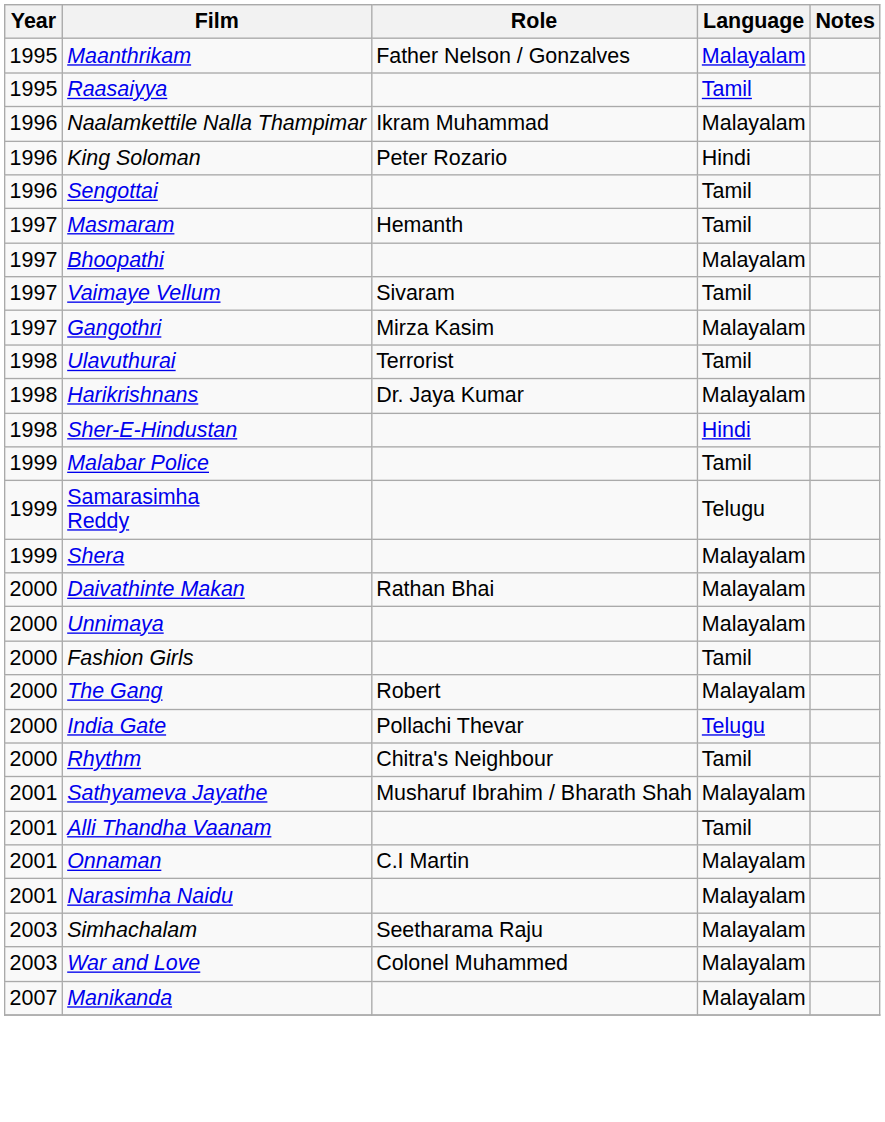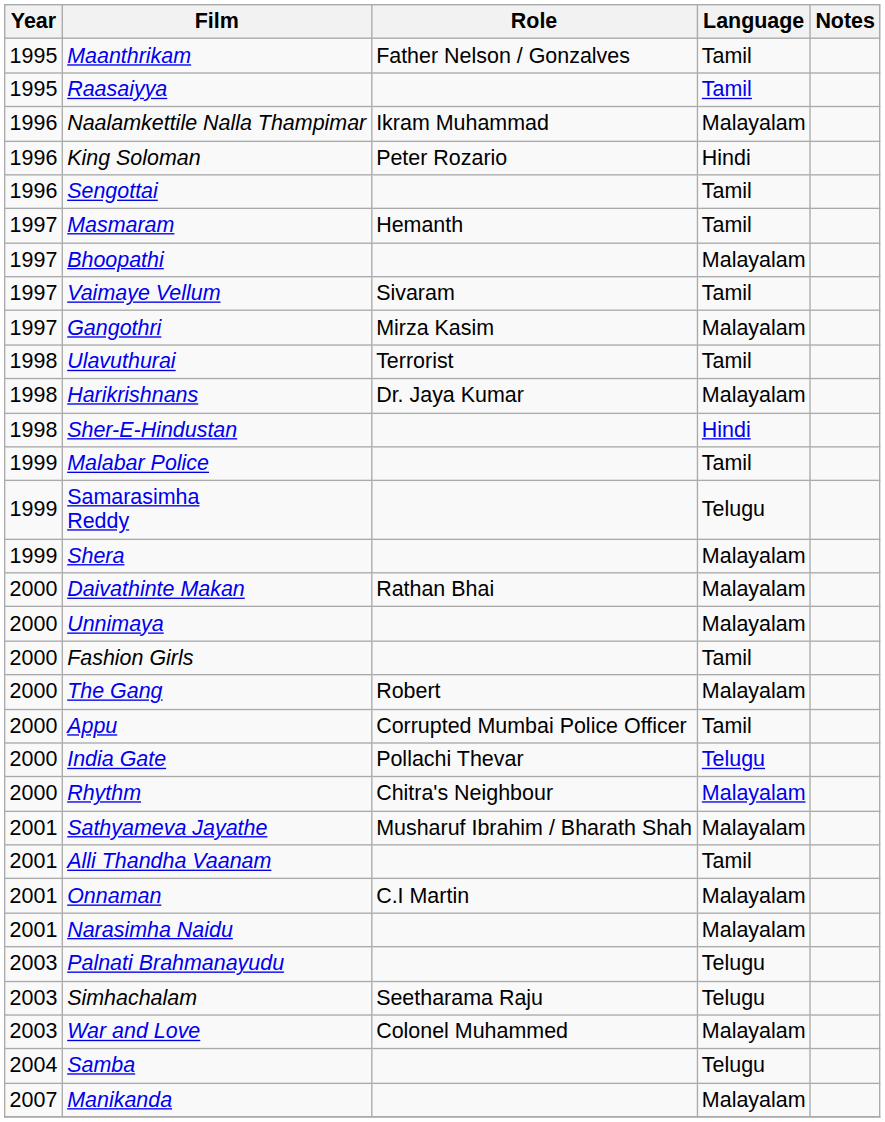(754, 55) Malayalam -> (727, 55) Tamil
+ row: (92, 725)
(727, 759) Tamil -> (754, 793) Malayalam
+ row: (176, 963)
(754, 929) Malayalam -> (733, 997) Telugu
+ row: (101, 1065)
